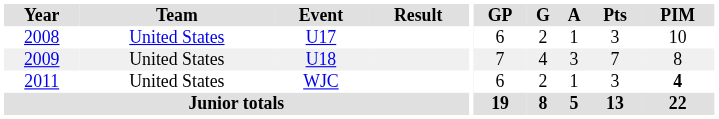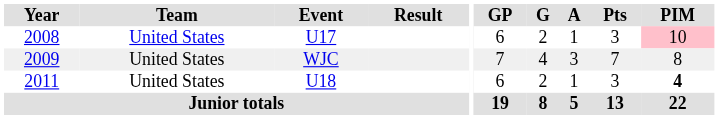(678, 37) no background -> (678, 37) pink background
(321, 59) U18 -> (321, 59) WJC
(321, 81) WJC -> (321, 81) U18
